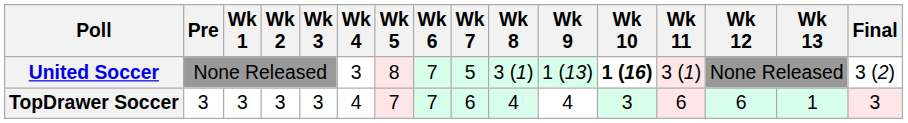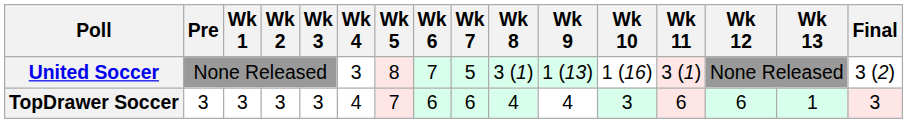(627, 72) bold -> (627, 72) normal
(432, 103) 7 -> (432, 103) 6
